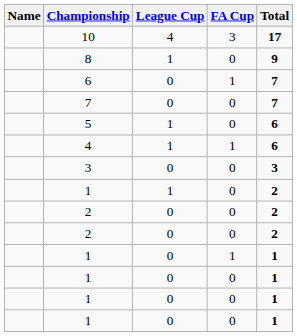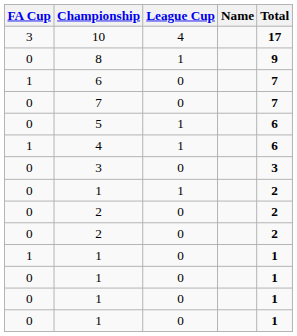columns swapped: (24, 15) <-> (232, 15)
